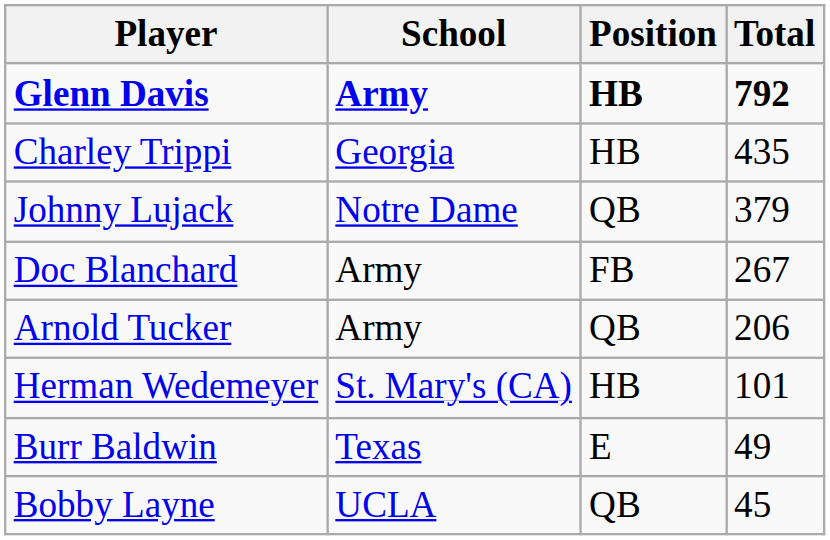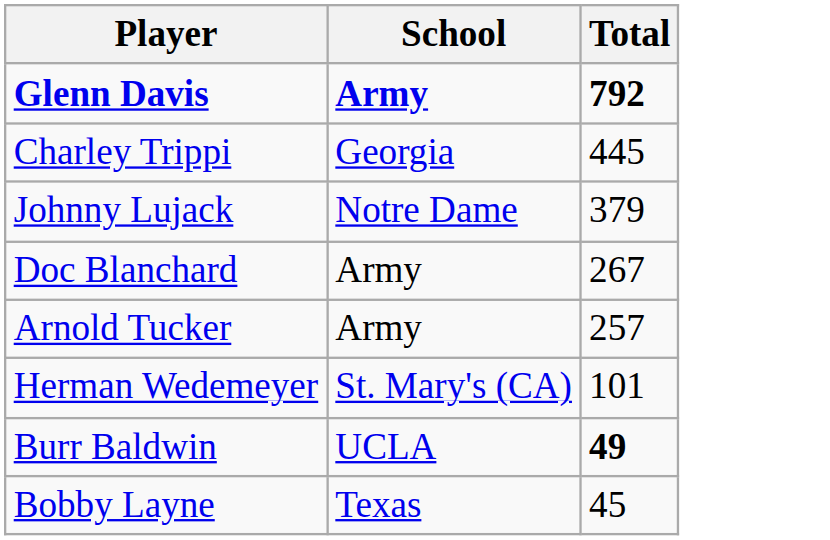- column: (653, 33)
(762, 151) 435 -> (617, 151) 445
(762, 328) 206 -> (617, 328) 257
(378, 446) Texas -> (386, 446) UCLA
(753, 446) normal -> (608, 446) bold
(386, 504) UCLA -> (378, 504) Texas
